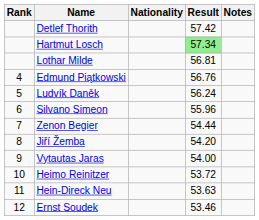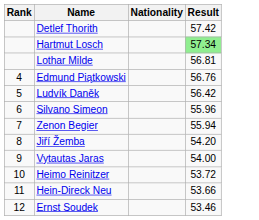- column: (238, 12)
(203, 93) 56.24 -> (203, 93) 56.42
(203, 126) 54.44 -> (203, 126) 55.94
(203, 191) 53.63 -> (203, 191) 53.66
